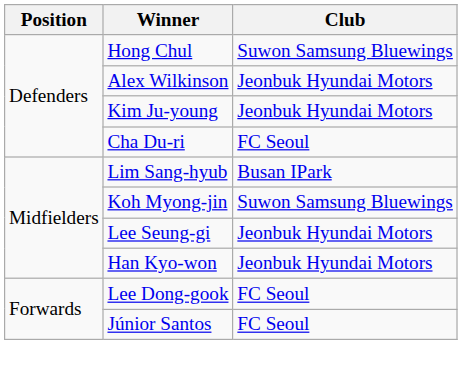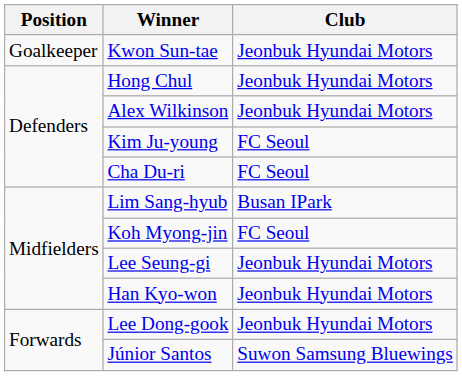+ row: (163, 50)
(345, 50) Suwon Samsung Bluewings -> (335, 80) Jeonbuk Hyundai Motors
(335, 111) Jeonbuk Hyundai Motors -> (273, 141) FC Seoul
(345, 202) Suwon Samsung Bluewings -> (273, 232) FC Seoul
(273, 293) FC Seoul -> (335, 324) Jeonbuk Hyundai Motors
(273, 324) FC Seoul -> (345, 354) Suwon Samsung Bluewings
